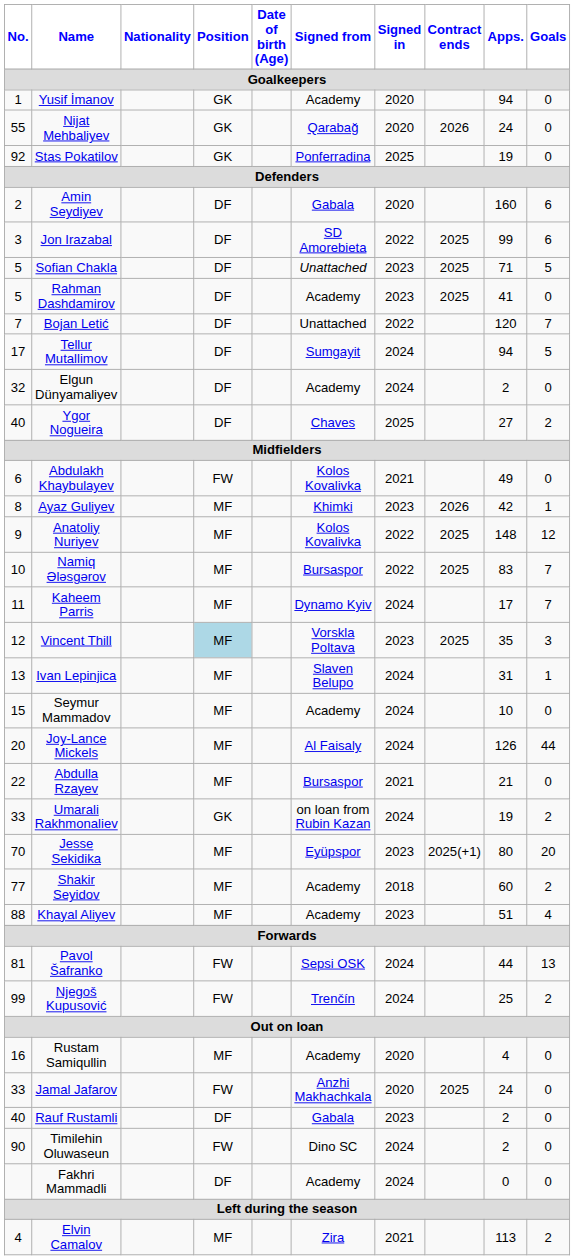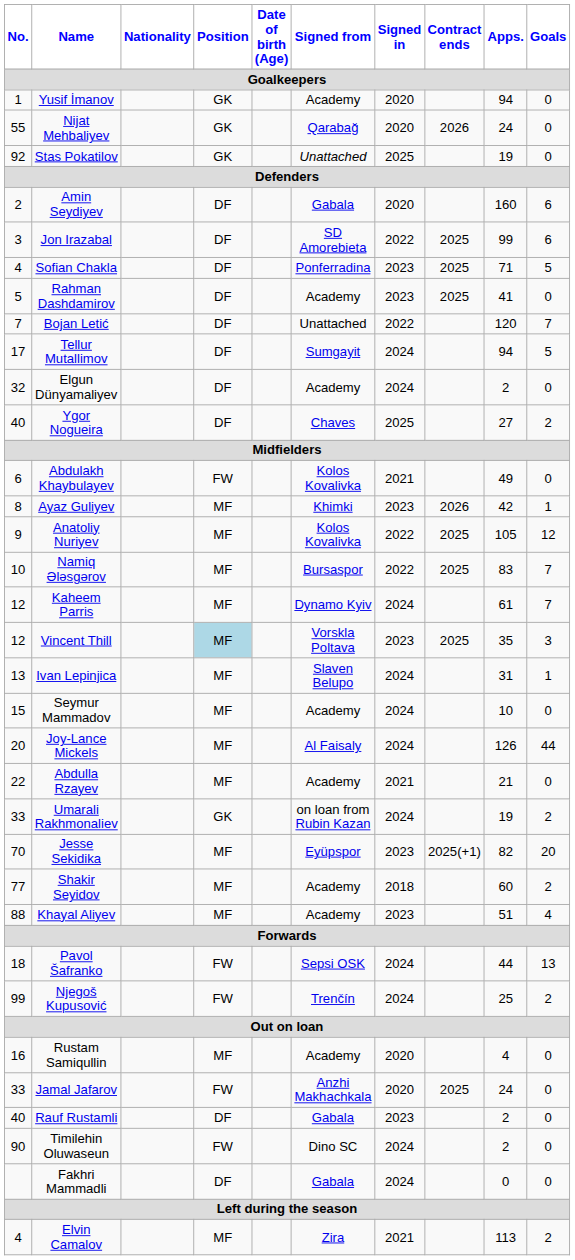(333, 156) Ponferradina -> (333, 156) Unattached
(18, 268) 5 -> (18, 268) 4
(333, 268) Unattached -> (333, 268) Ponferradina
(506, 535) 148 -> (506, 535) 105
(18, 605) 11 -> (18, 605) 12
(506, 605) 17 -> (506, 605) 61
(333, 781) Bursaspor -> (333, 781) Academy
(506, 852) 80 -> (506, 852) 82
(18, 964) 81 -> (18, 964) 18
(333, 1182) Academy -> (333, 1182) Gabala
